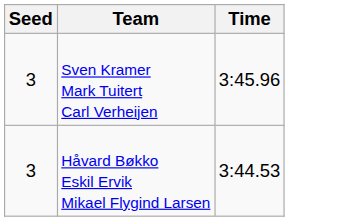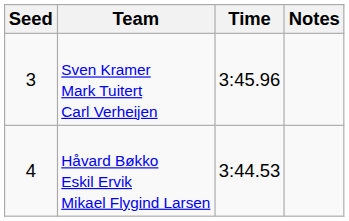+ column: (314, 19)
(31, 170) 3 -> (31, 170) 4
